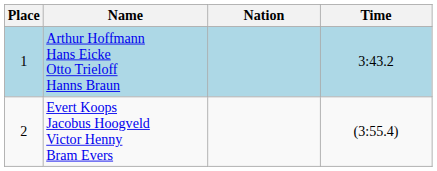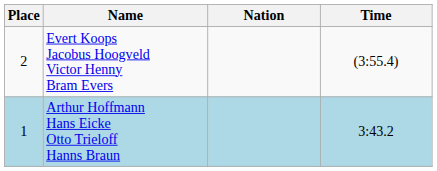rows swapped: (96, 61) <-> (98, 131)
